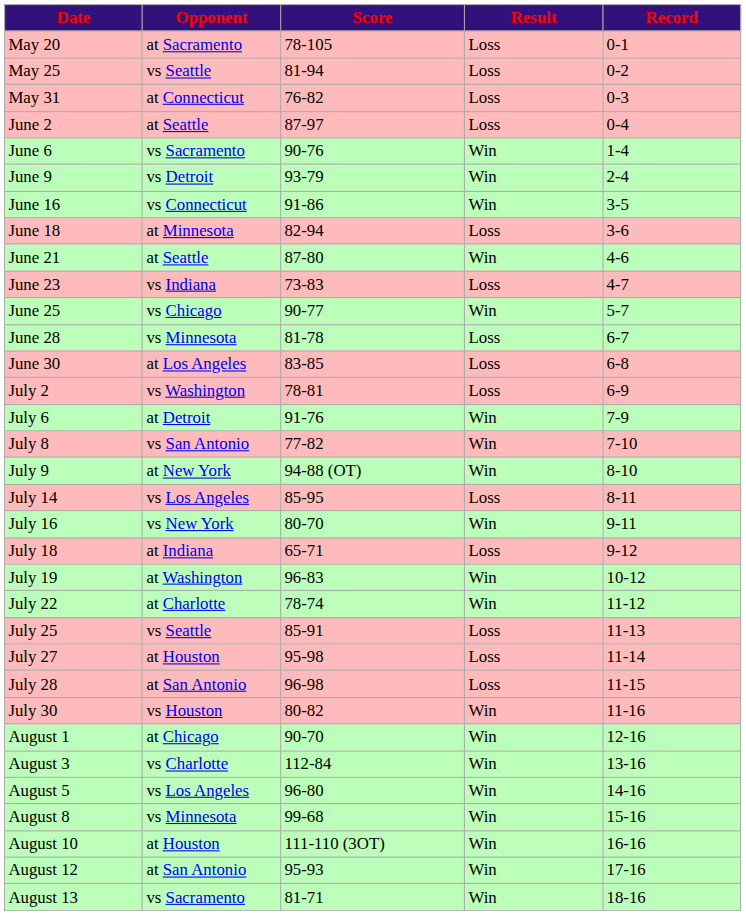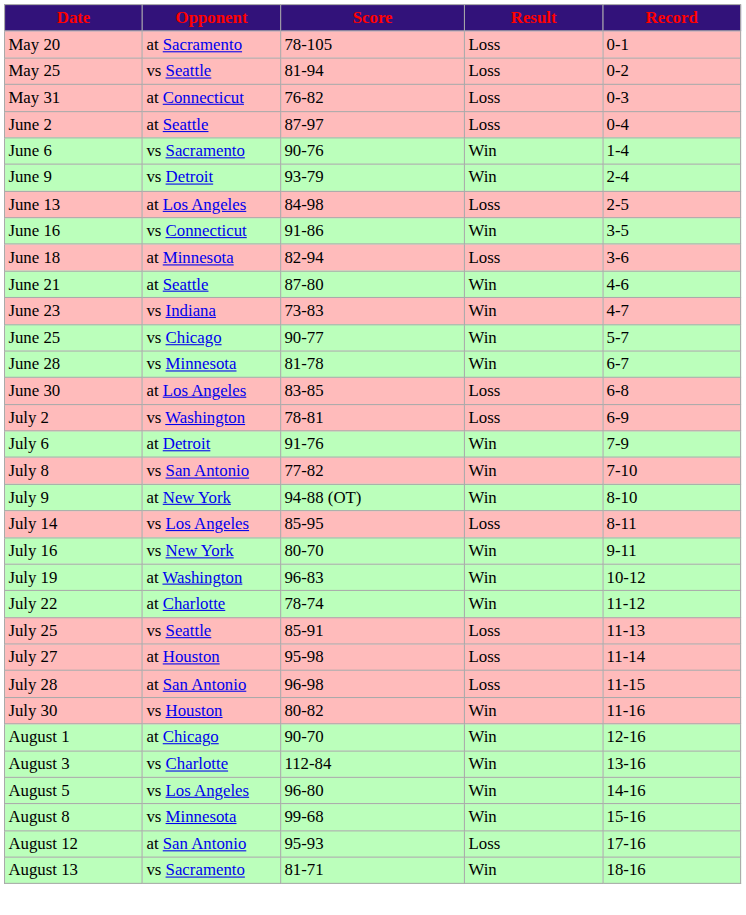+ row: (34, 204)
(484, 284) Loss -> (483, 310) Win
(484, 337) Loss -> (483, 364) Win
- row: (33, 550)
- row: (43, 843)
(483, 870) Win -> (484, 843) Loss
